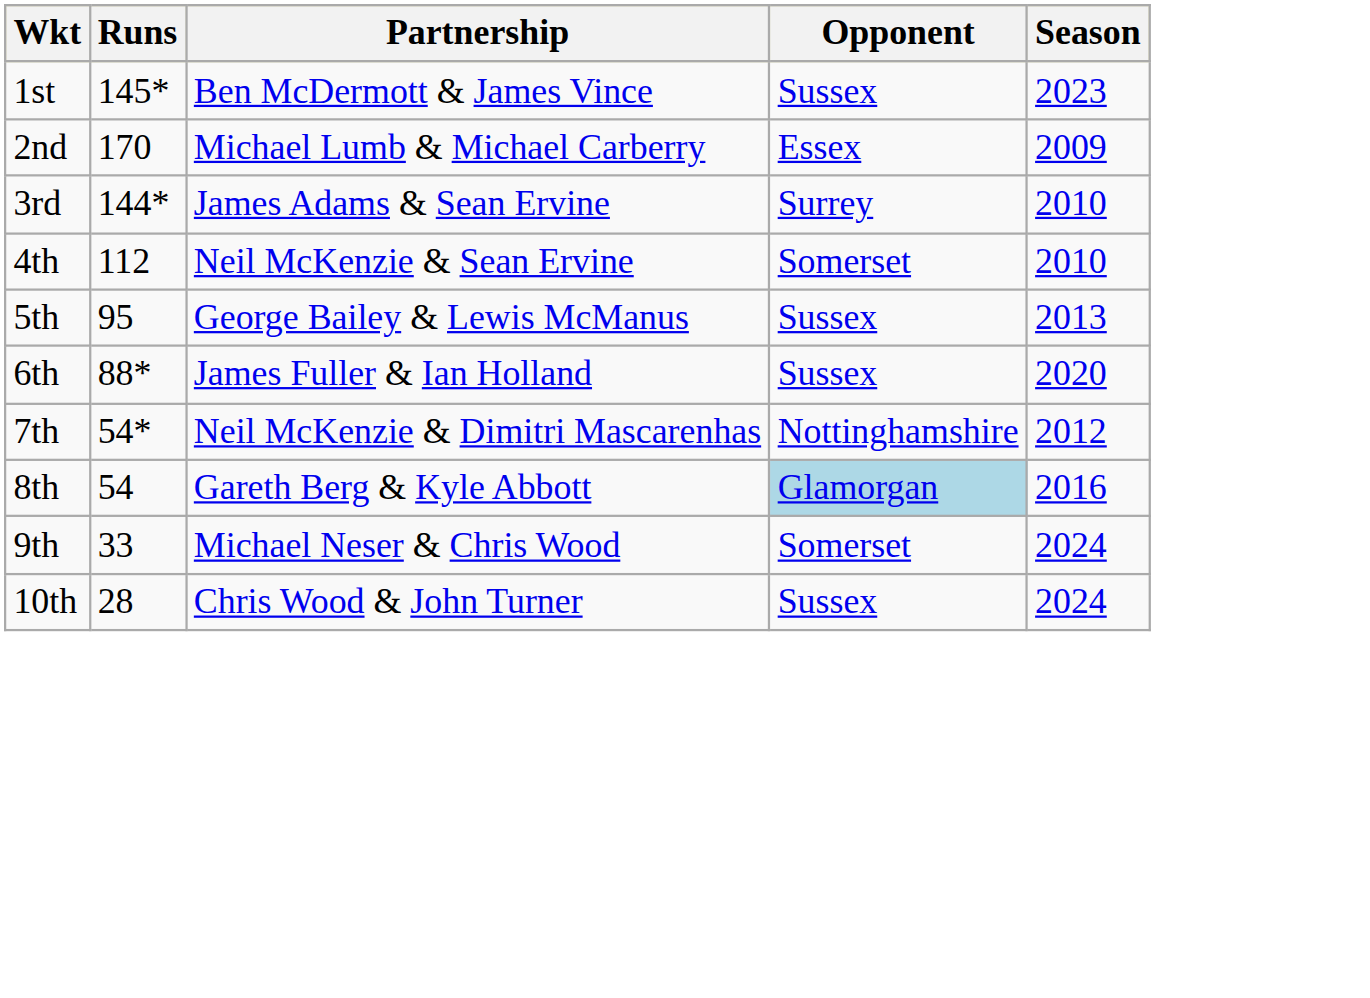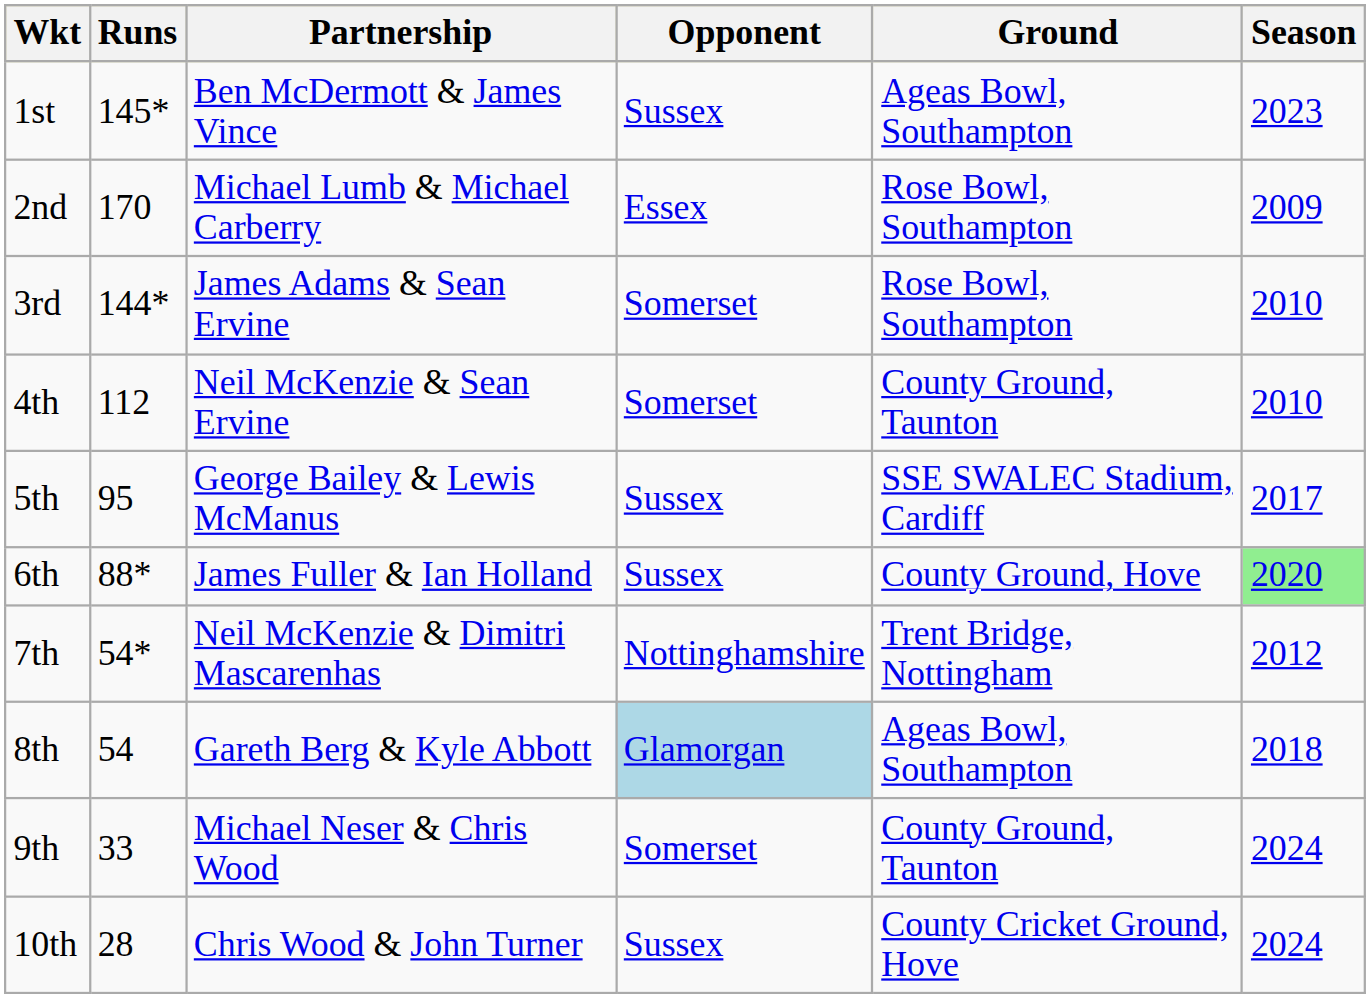+ column: (1058, 32)
(825, 203) Surrey -> (691, 304) Somerset
(1071, 317) 2013 -> (1287, 498) 2017
(1071, 373) no background -> (1287, 575) lightgreen background
(1071, 487) 2016 -> (1287, 749) 2018
